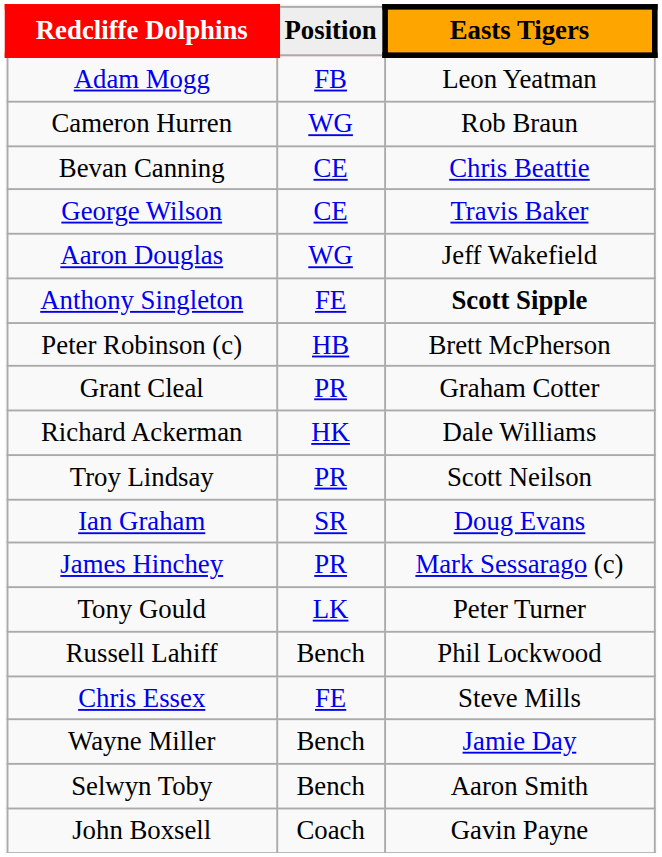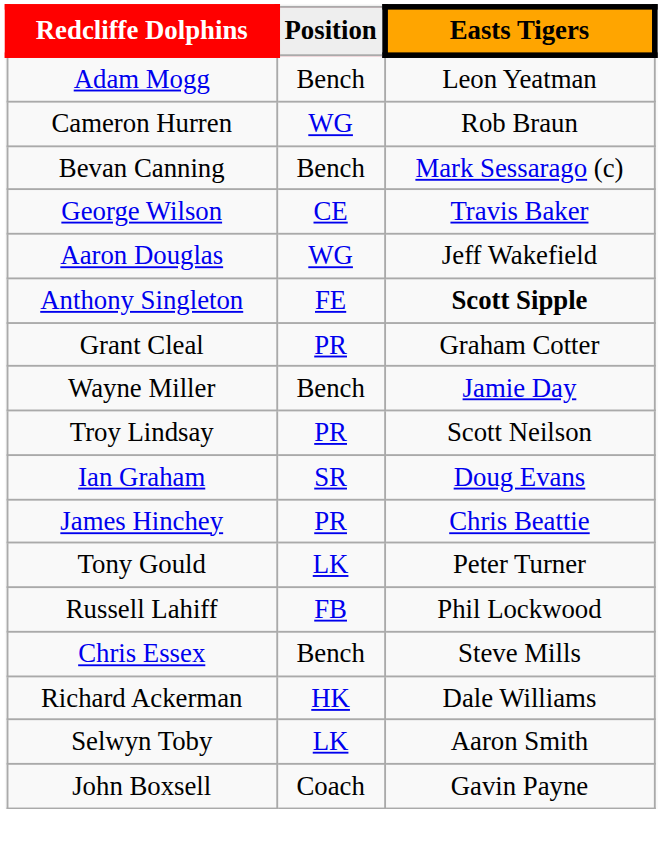(331, 78) FB -> (331, 78) Bench
(331, 167) CE -> (331, 167) Bench
(519, 167) Chris Beattie -> (519, 167) Mark Sessarago (c)
- row: (142, 344)
rows swapped: (142, 432) <-> (142, 741)
(519, 564) Mark Sessarago (c) -> (519, 520) Chris Beattie
(331, 653) Bench -> (331, 609) FB
(331, 697) FE -> (331, 653) Bench
(331, 785) Bench -> (331, 741) LK
